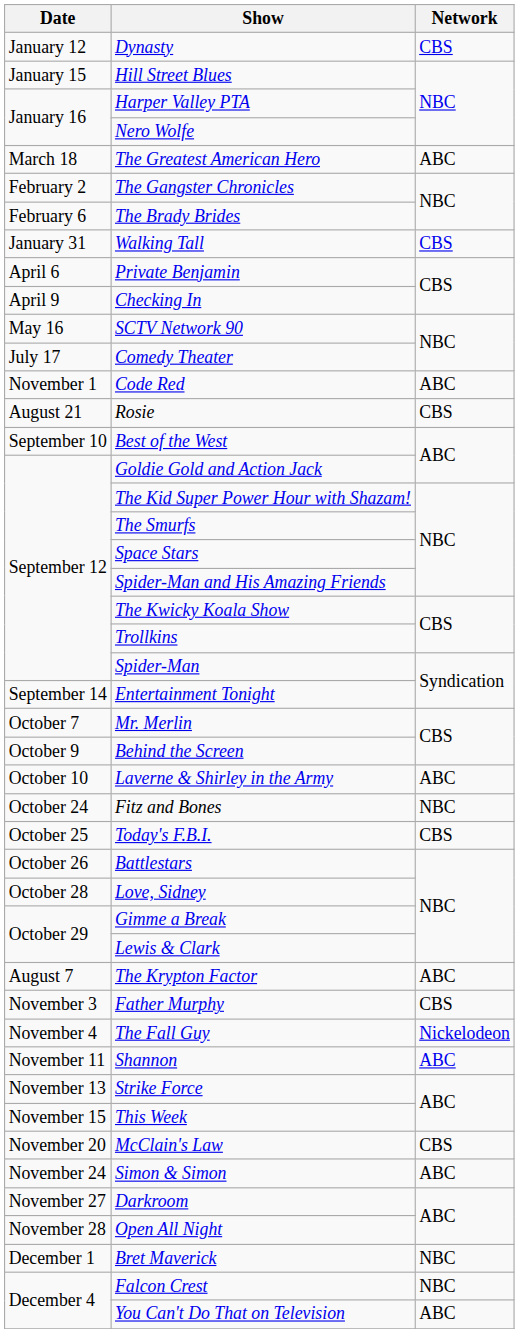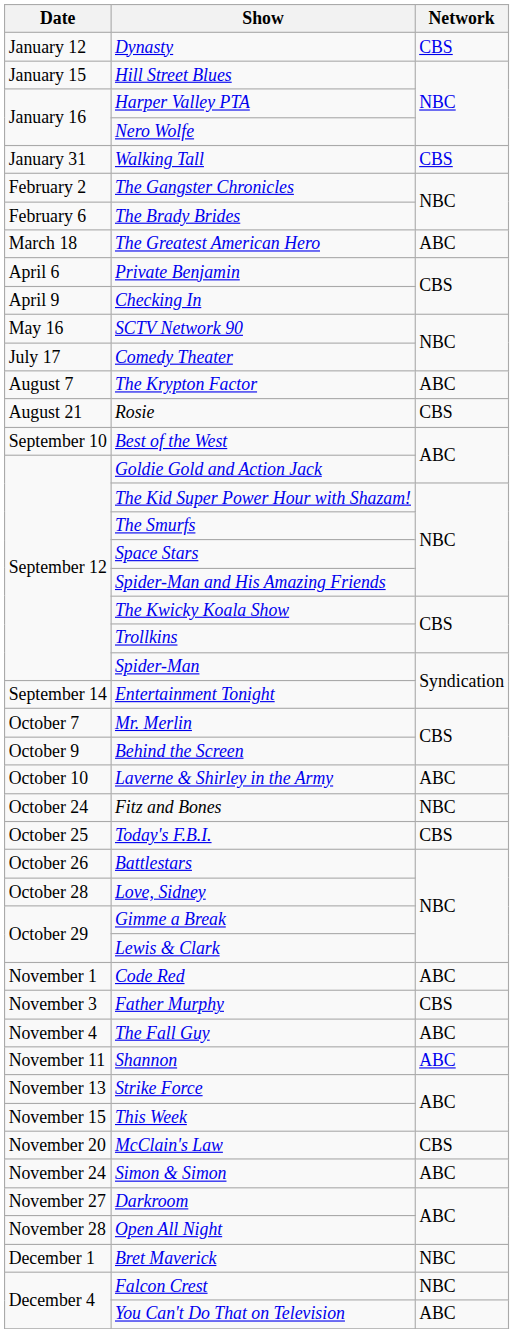rows swapped: (159, 243) <-> (218, 159)
rows swapped: (186, 976) <-> (150, 384)
(465, 1032) Nickelodeon -> (437, 1032) ABC
